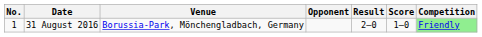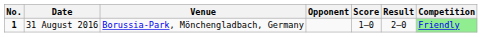columns swapped: (401, 11) <-> (369, 11)
(14, 25) normal -> (14, 25) bold
